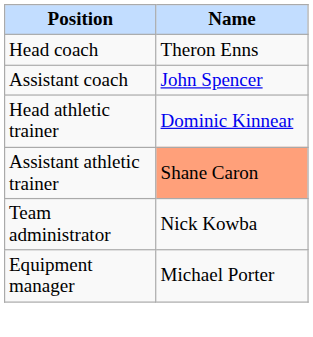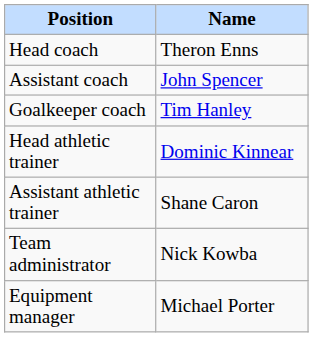+ row: (77, 110)
(209, 172) lightsalmon background -> (209, 202) no background
